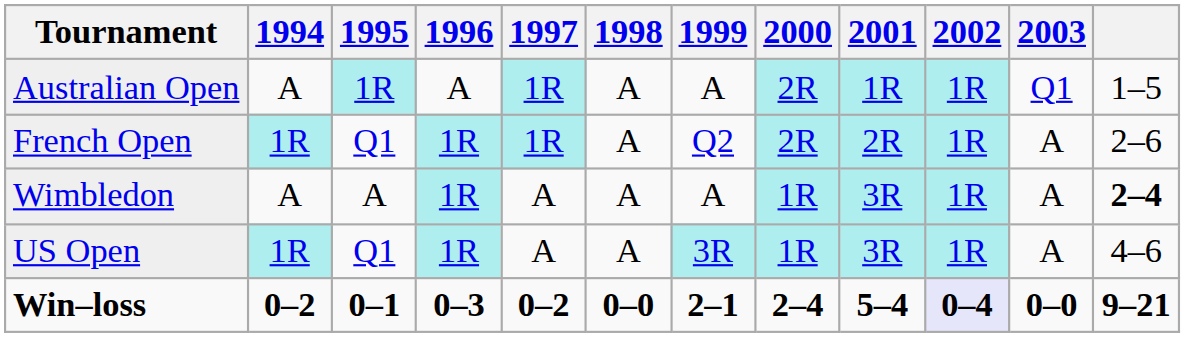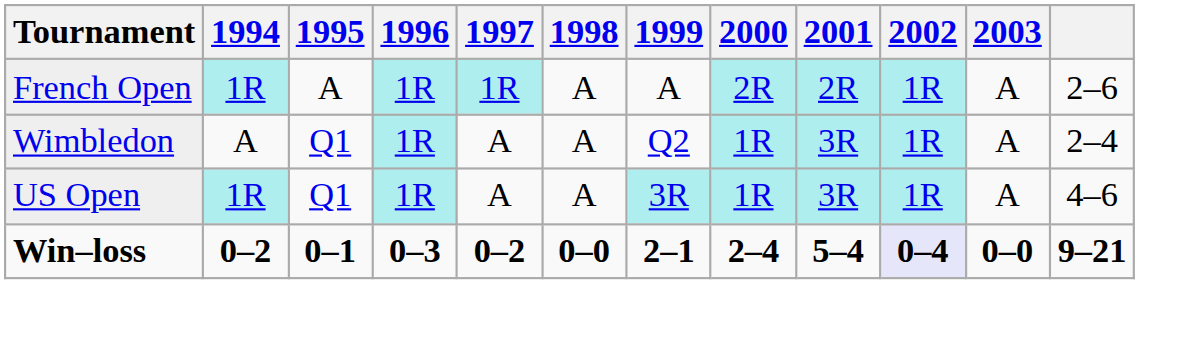- row: (126, 86)
(374, 140) Q1 -> (330, 86) A
(713, 140) Q2 -> (669, 86) A
(374, 195) A -> (330, 140) Q1
(713, 195) A -> (669, 140) Q2
(1136, 195) bold -> (1092, 140) normal
